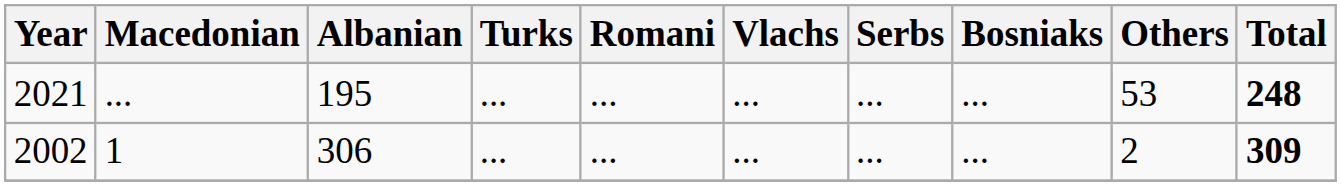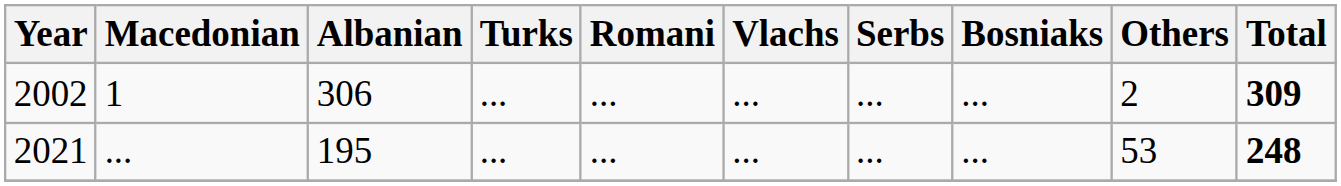rows swapped: (51, 151) <-> (51, 92)
